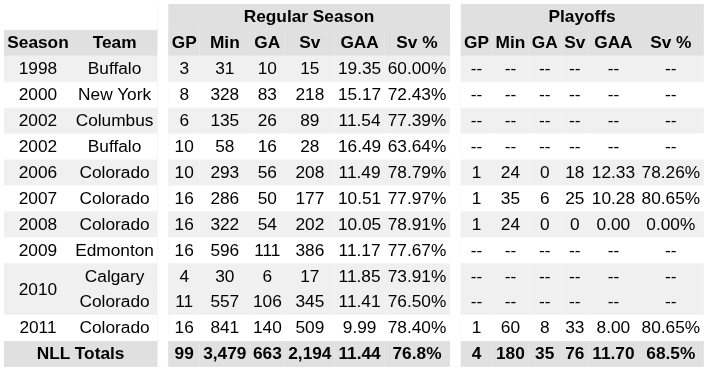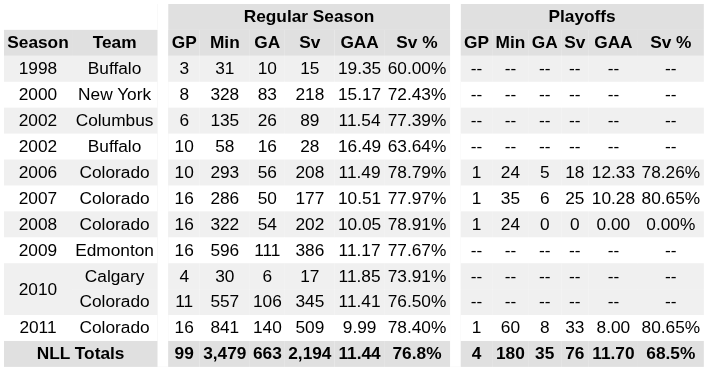(545, 172) 0 -> (545, 172) 5
